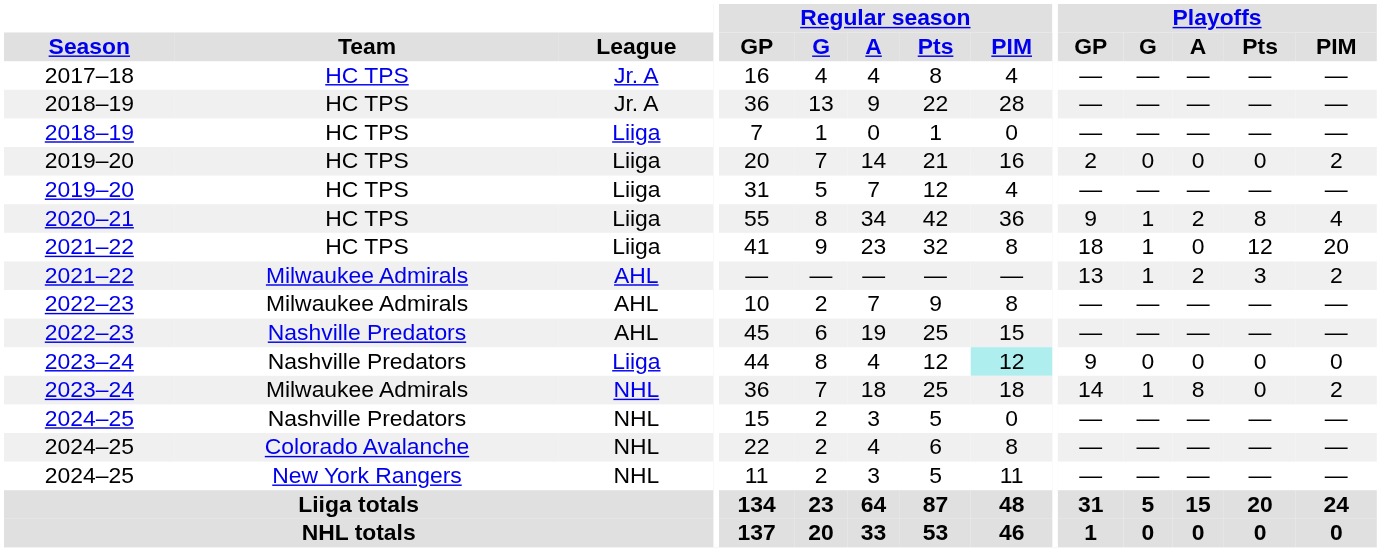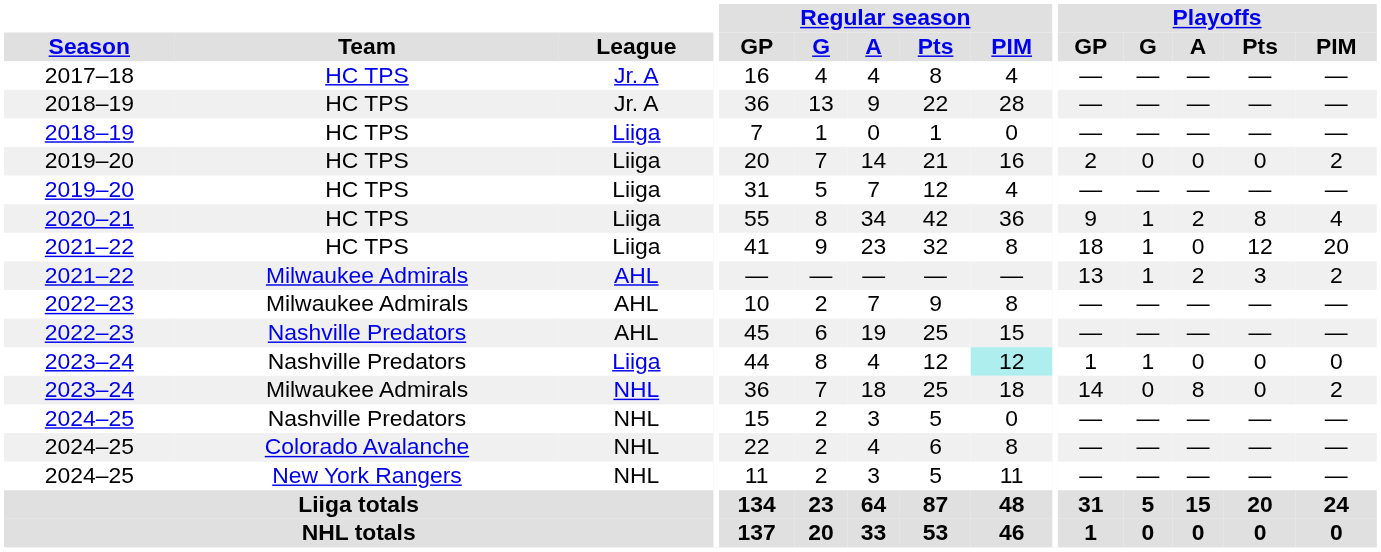(1091, 361) 9 -> (1091, 361) 1
(1148, 361) 0 -> (1148, 361) 1
(1148, 389) 1 -> (1148, 389) 0
